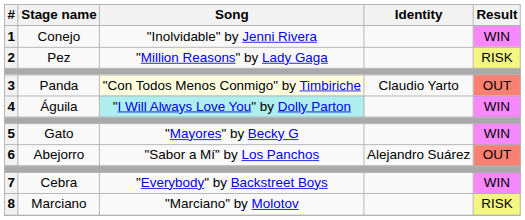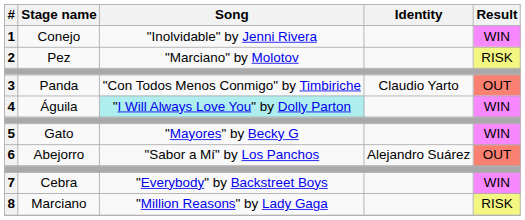(232, 57) "Million Reasons" by Lady Gaga -> (232, 57) "Marciano" by Molotov
(232, 85) lightyellow background -> (232, 85) no background
(232, 204) "Marciano" by Molotov -> (232, 204) "Million Reasons" by Lady Gaga
